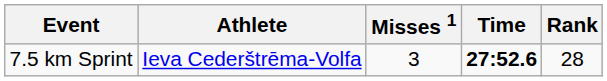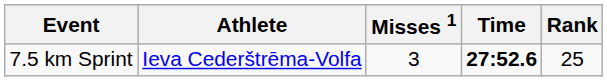(572, 60) 28 -> (572, 60) 25
